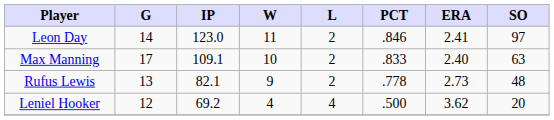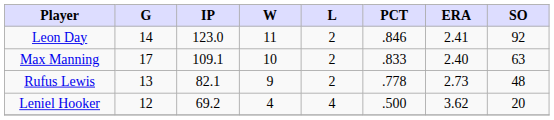(518, 37) 97 -> (518, 37) 92
